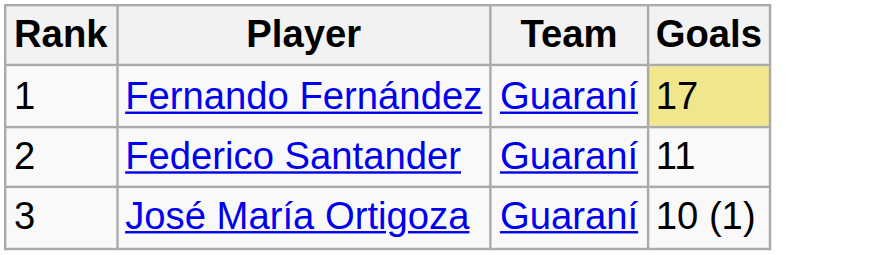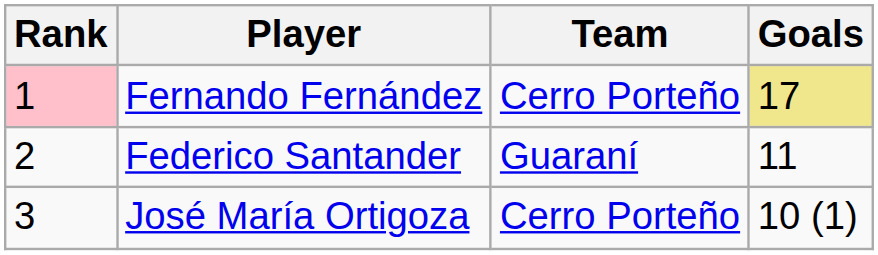(25, 95) no background -> (25, 95) pink background
(569, 95) Guaraní -> (620, 95) Cerro Porteño
(569, 216) Guaraní -> (620, 216) Cerro Porteño
